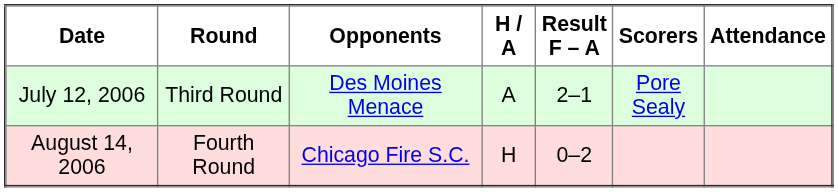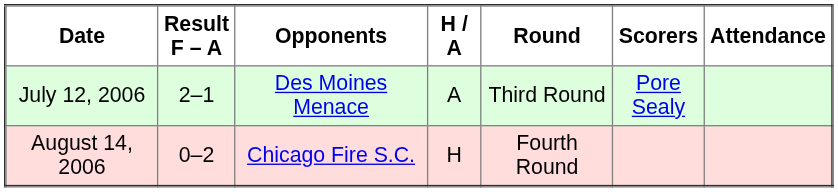columns swapped: (224, 35) <-> (574, 35)
